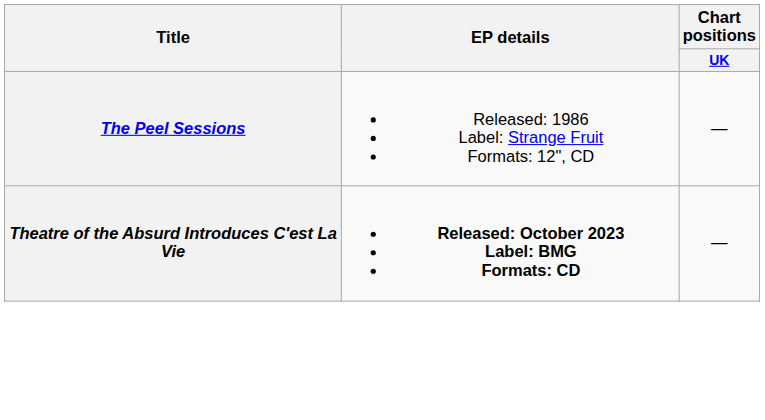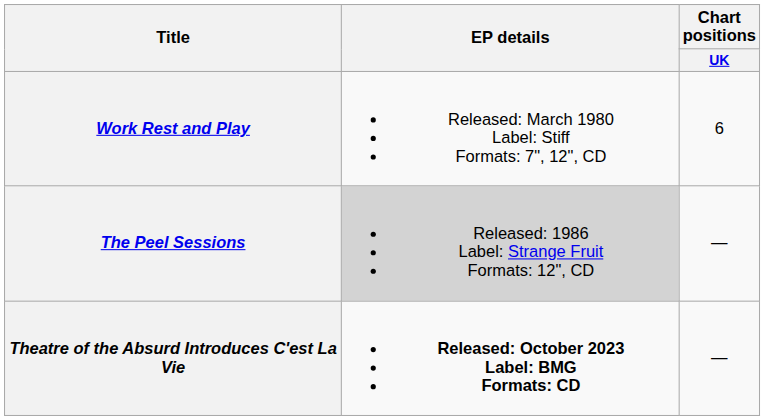+ row: (173, 128)
(510, 138) no background -> (510, 253) lightgrey background
